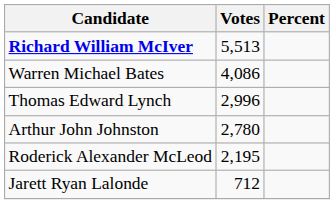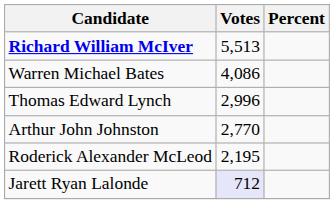(240, 128) 2,780 -> (240, 128) 2,770
(247, 184) no background -> (247, 184) lavender background
